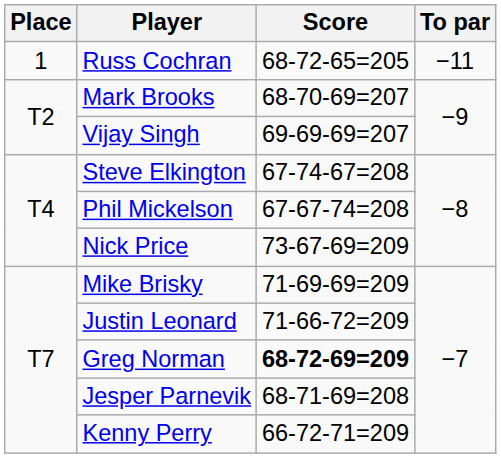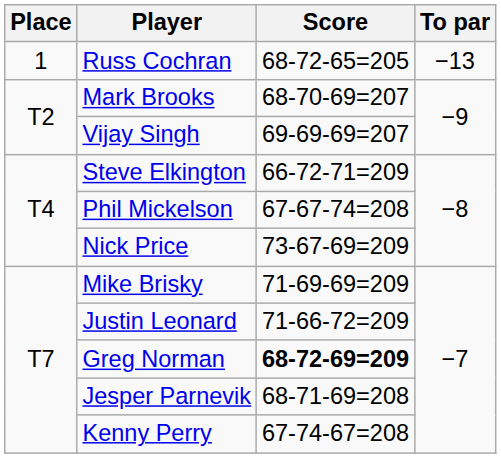(455, 60) −11 -> (455, 60) −13
(336, 172) 67-74-67=208 -> (336, 172) 66-72-71=209
(336, 433) 66-72-71=209 -> (336, 433) 67-74-67=208
